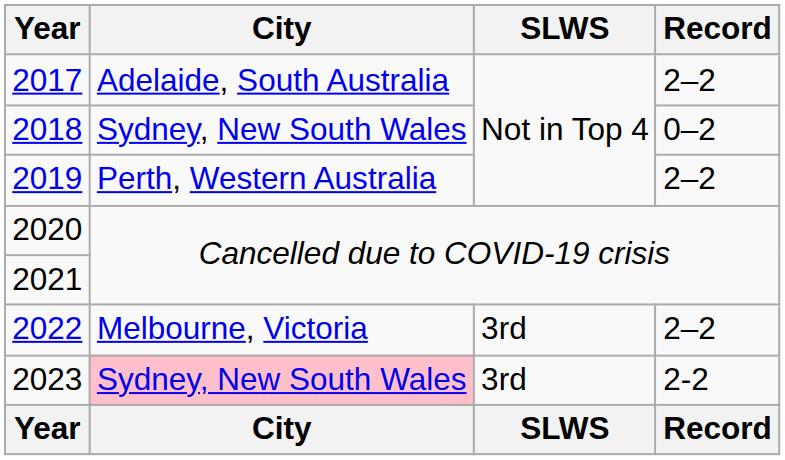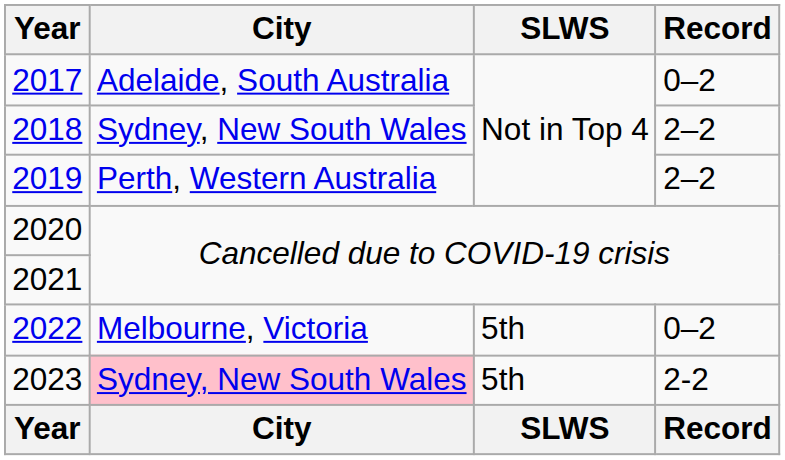(690, 79) 2–2 -> (690, 79) 0–2
(690, 129) 0–2 -> (690, 129) 2–2
(504, 329) 3rd -> (503, 329) 5th
(690, 329) 2–2 -> (690, 329) 0–2
(504, 379) 3rd -> (503, 379) 5th
